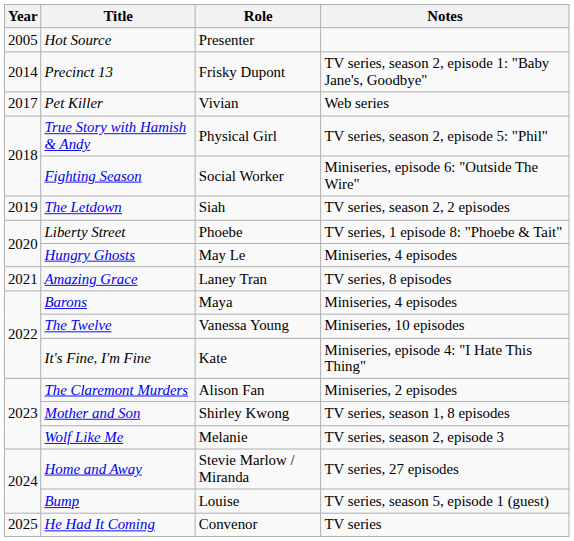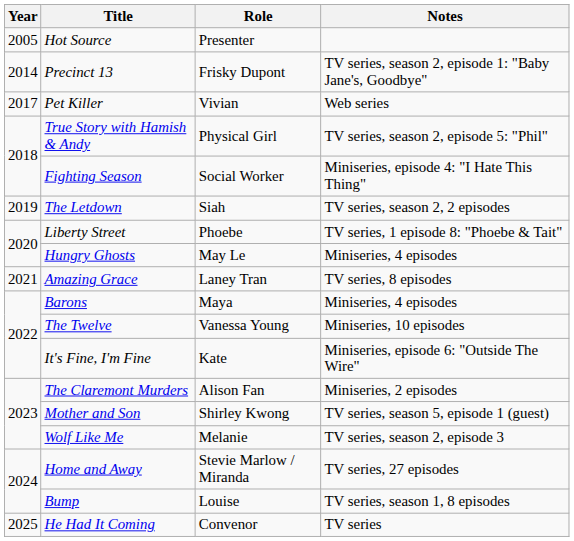(431, 176) Miniseries, episode 6: "Outside The Wire" -> (428, 176) Miniseries, episode 4: "I Hate This Thing"
(428, 358) Miniseries, episode 4: "I Hate This Thing" -> (431, 358) Miniseries, episode 6: "Outside The Wire"
(417, 413) TV series, season 1, 8 episodes -> (437, 413) TV series, season 5, episode 1 (guest)
(437, 501) TV series, season 5, episode 1 (guest) -> (417, 501) TV series, season 1, 8 episodes
